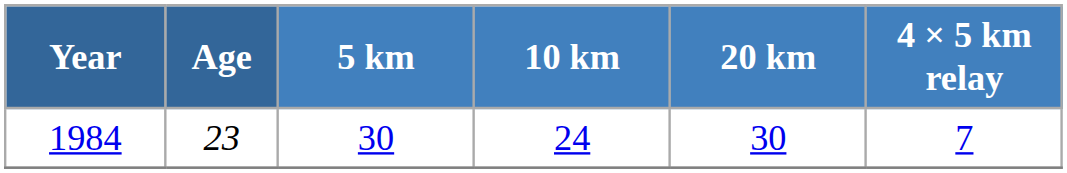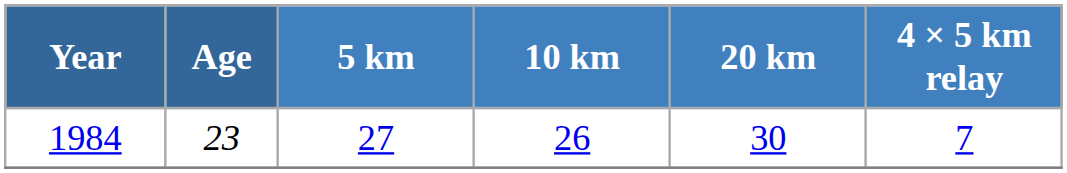(376, 137) 30 -> (376, 137) 27
(572, 137) 24 -> (572, 137) 26
